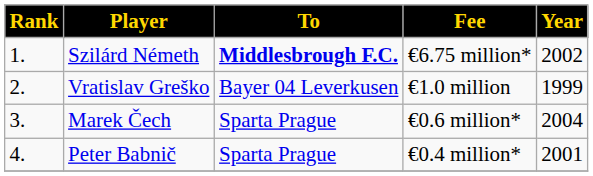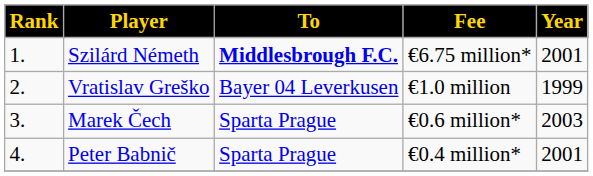(562, 54) 2002 -> (562, 54) 2001
(562, 120) 2004 -> (562, 120) 2003
